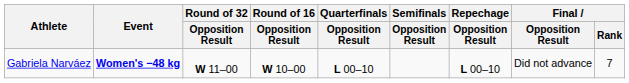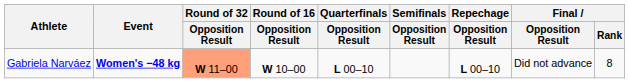(216, 70) no background -> (216, 70) lightsalmon background
(610, 64) 7 -> (610, 64) 8
